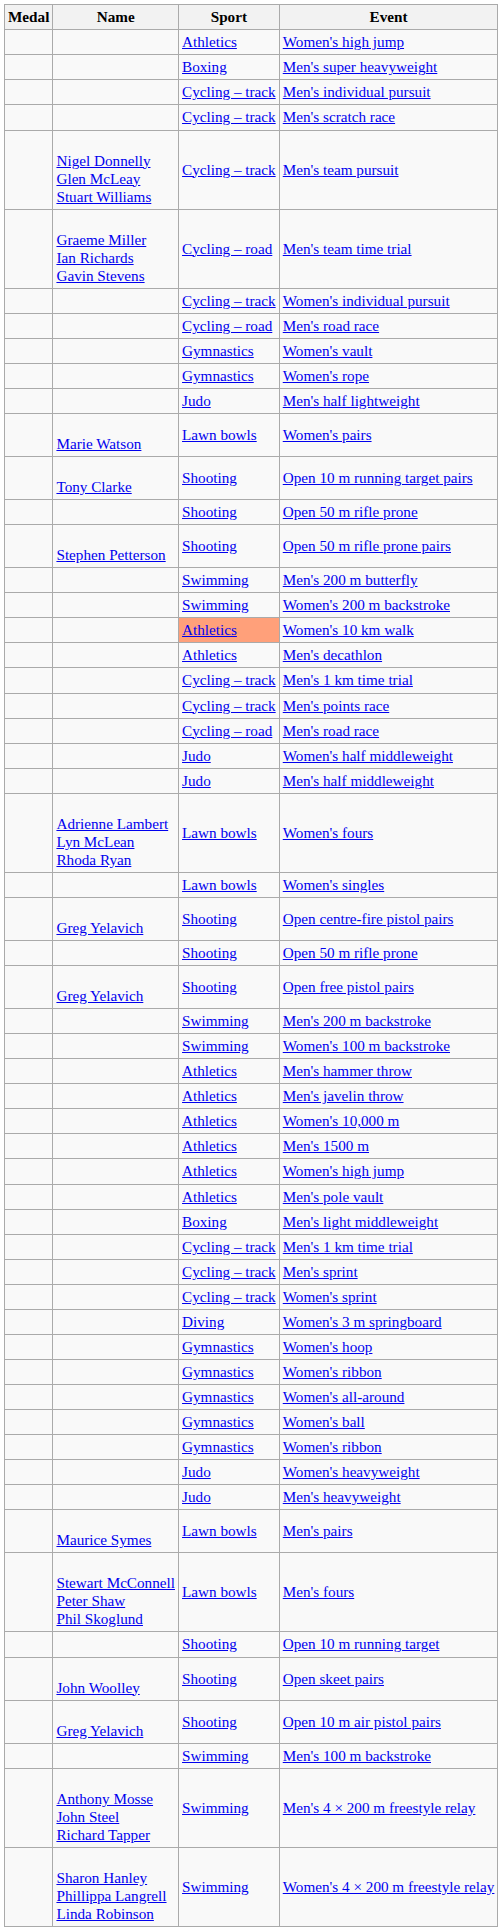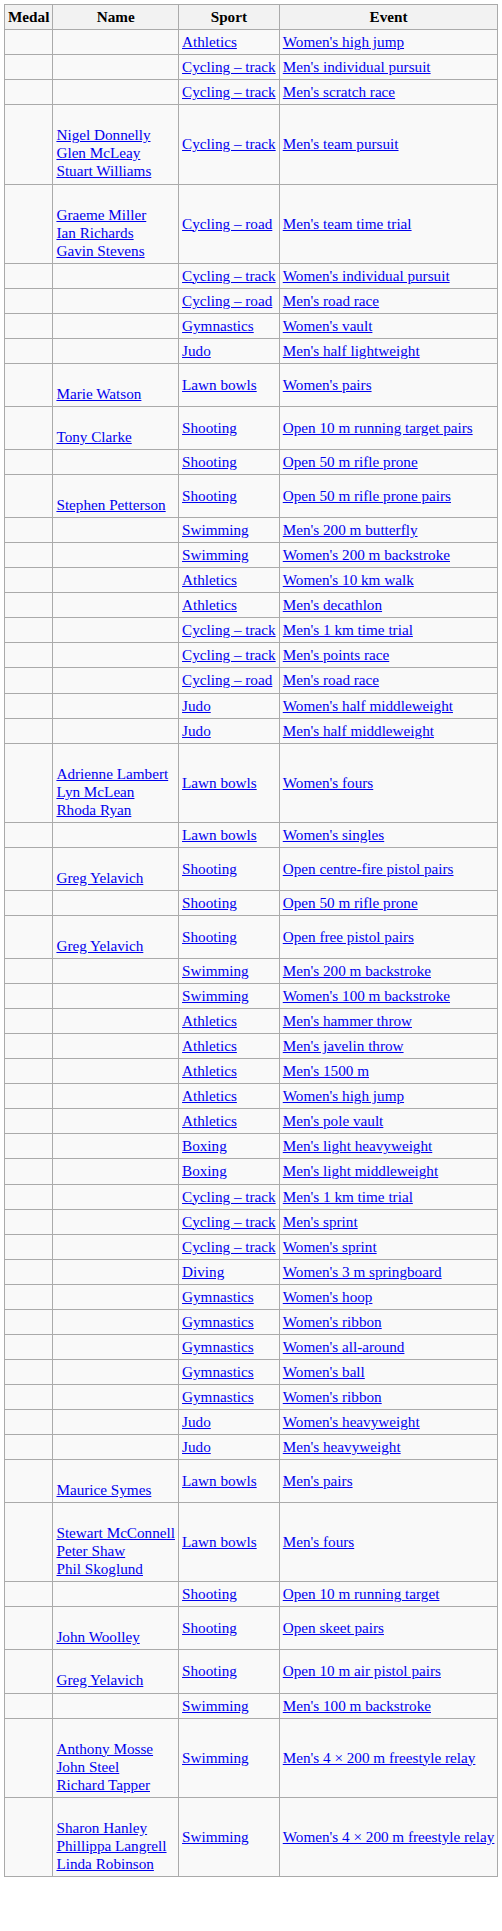- row: (116, 67)
- row: (116, 376)
(209, 630) lightsalmon background -> (209, 580) no background
- row: (116, 1121)
+ row: (116, 1146)
